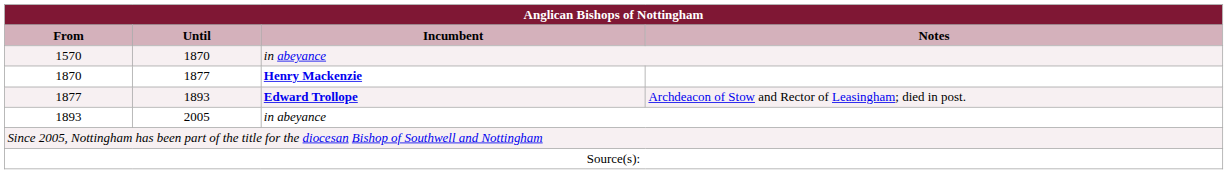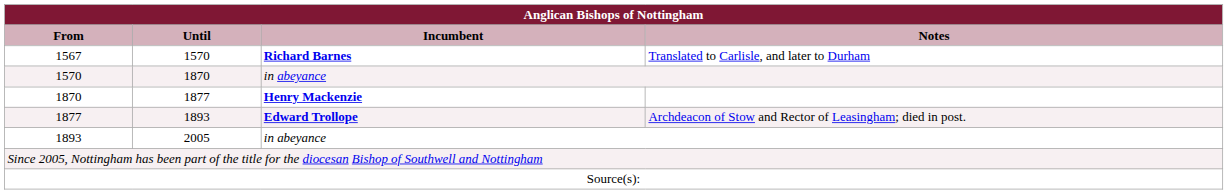+ row: (69, 55)
